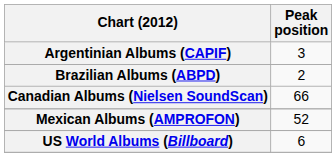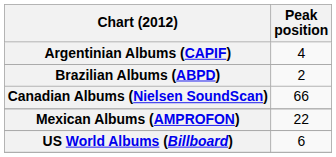(301, 53) 3 -> (301, 53) 4
(301, 119) 52 -> (301, 119) 22
